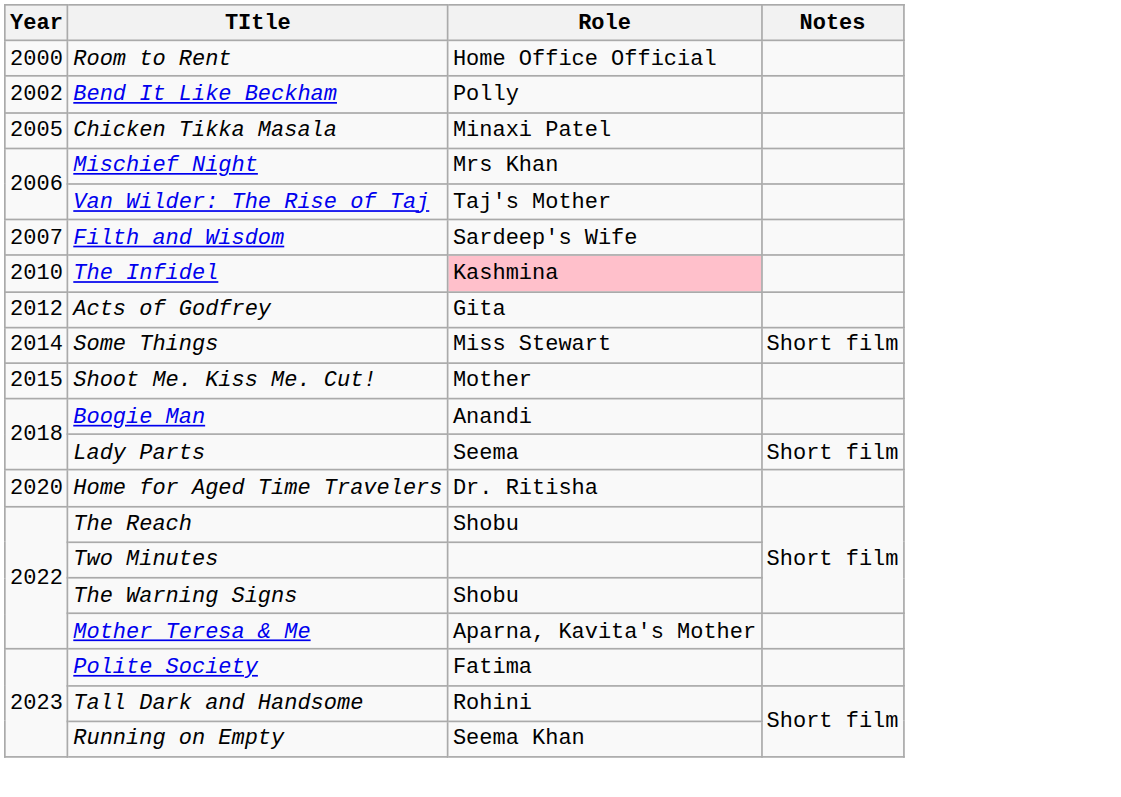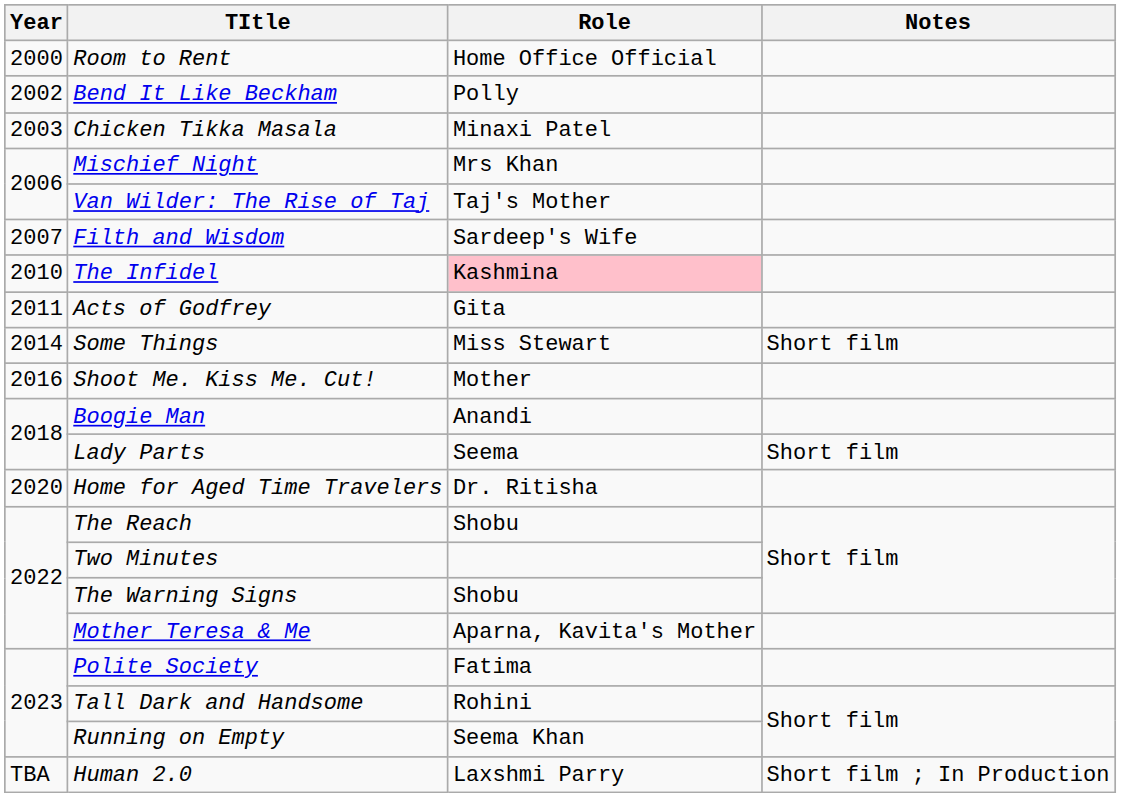(36, 130) 2005 -> (36, 130) 2003
(36, 309) 2012 -> (36, 309) 2011
(36, 381) 2015 -> (36, 381) 2016
+ row: (133, 775)
